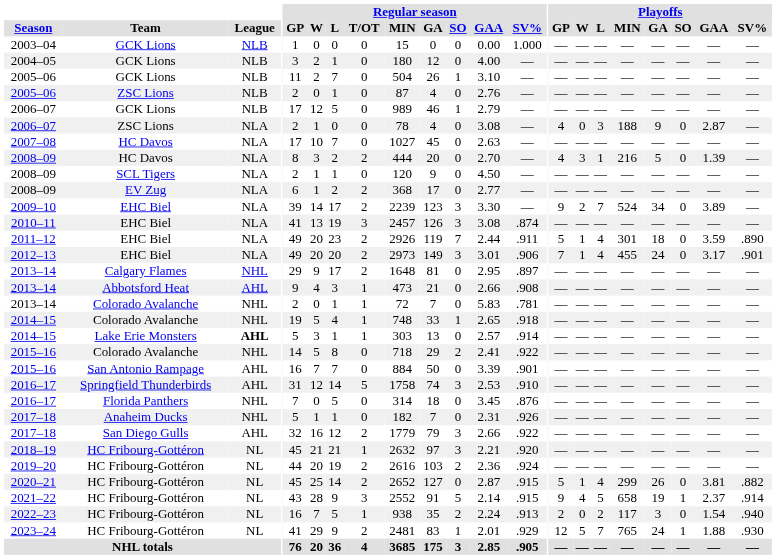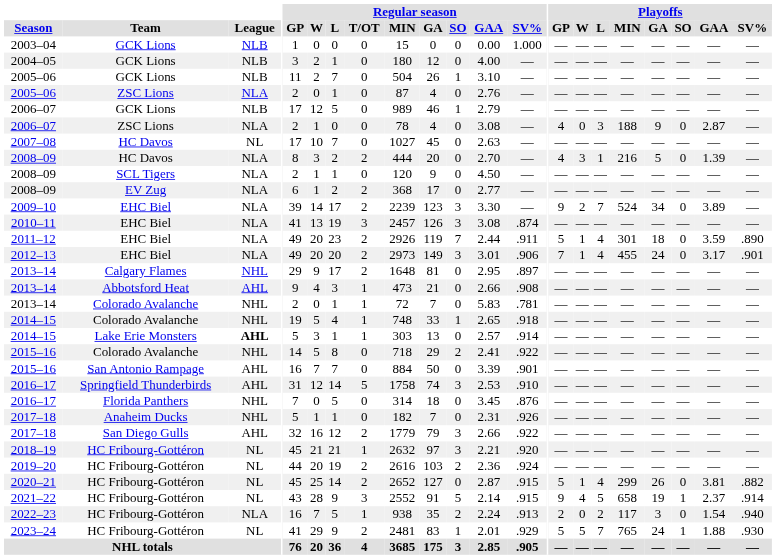(255, 93) NLB -> (255, 93) NLA
(255, 141) NLA -> (255, 141) NL
(255, 514) NL -> (255, 514) NLA
(561, 530) 12 -> (561, 530) 5
